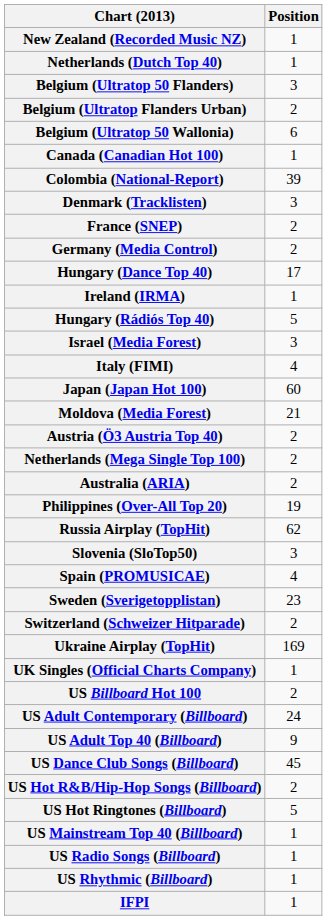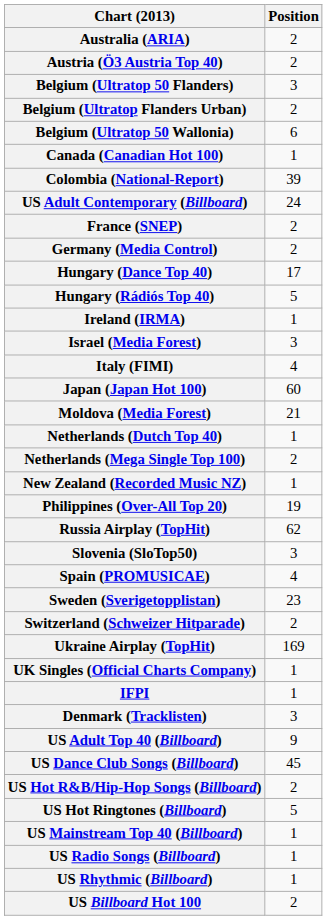rows swapped: (135, 483) <-> (135, 39)
rows swapped: (135, 436) <-> (135, 62)
rows swapped: (135, 202) <-> (135, 716)
rows swapped: (135, 319) <-> (135, 296)
rows swapped: (135, 693) <-> (135, 903)
